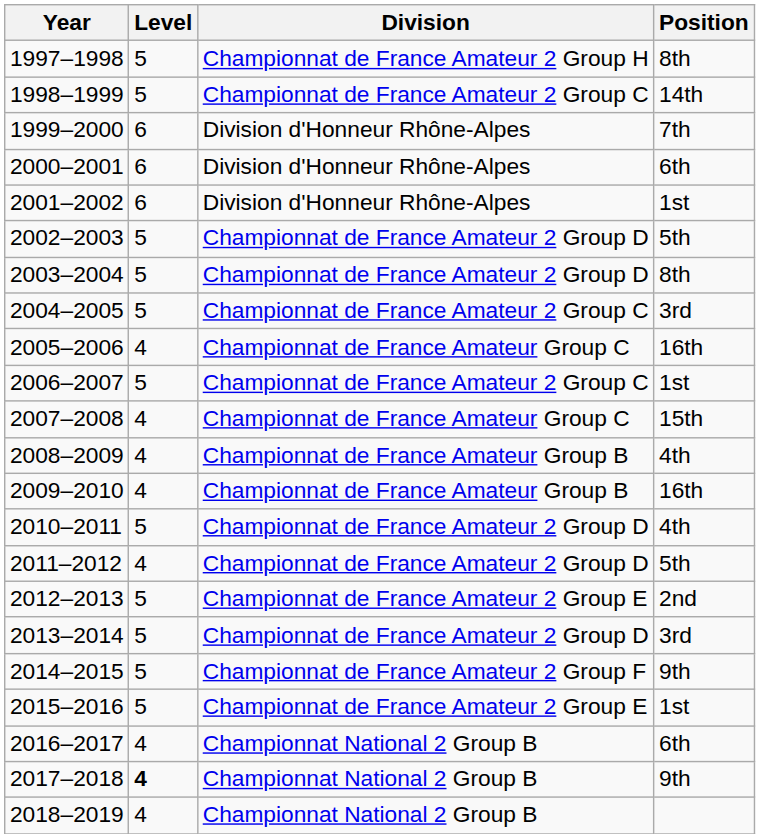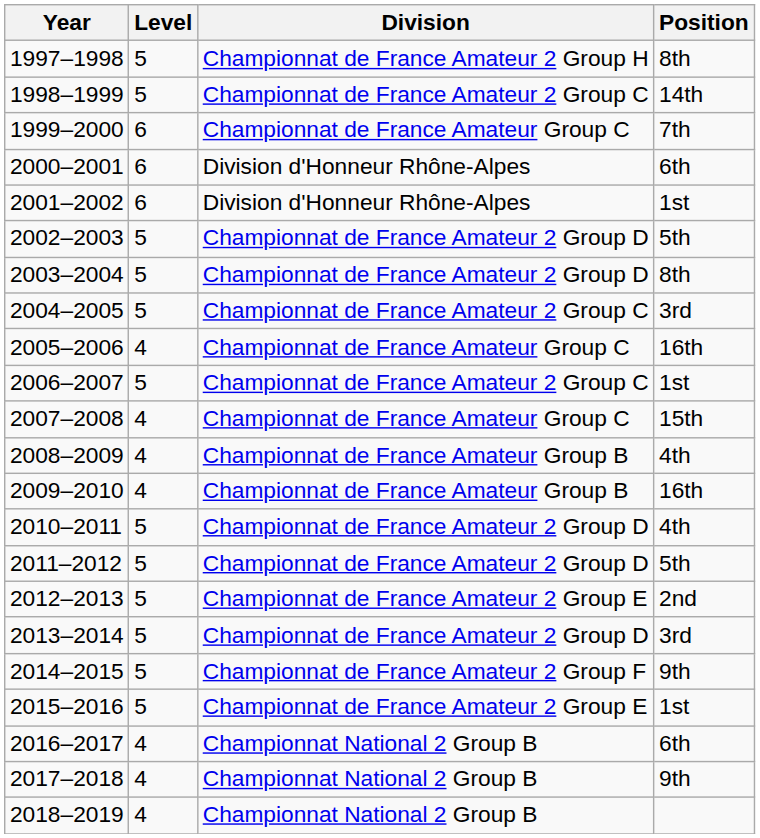(367, 130) Division d'Honneur Rhône-Alpes -> (416, 130) Championnat de France Amateur Group C
(140, 563) 4 -> (140, 563) 5
(140, 779) bold -> (140, 779) normal
